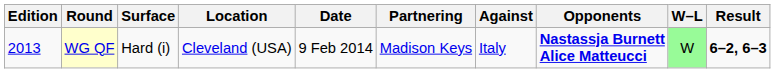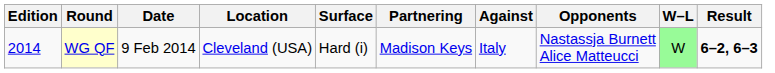columns swapped: (336, 16) <-> (148, 16)
(24, 47) 2013 -> (24, 47) 2014
(602, 47) bold -> (598, 47) normal
